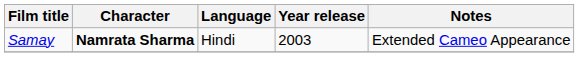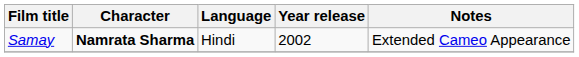(295, 39) 2003 -> (295, 39) 2002
